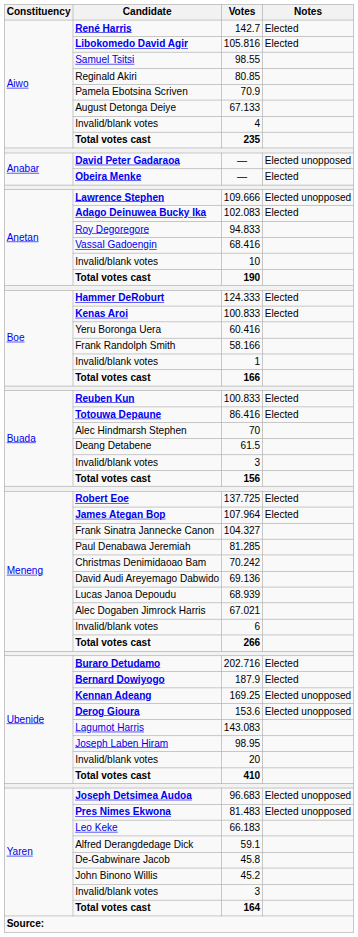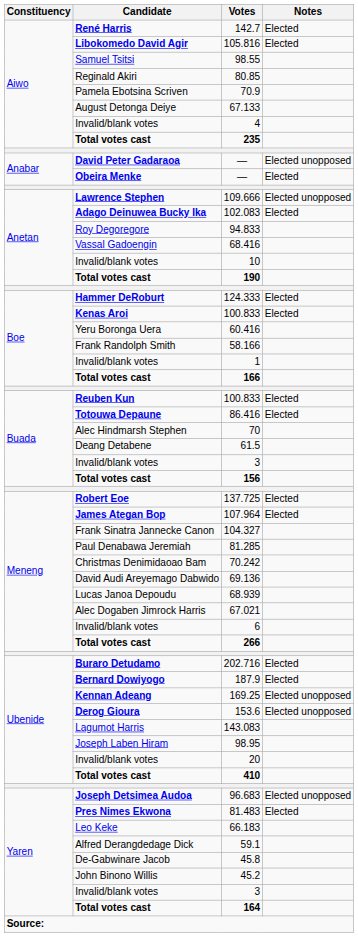(308, 812) Elected unopposed -> (282, 812) Elected
